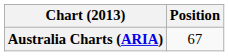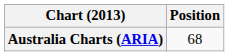(195, 39) 67 -> (195, 39) 68
